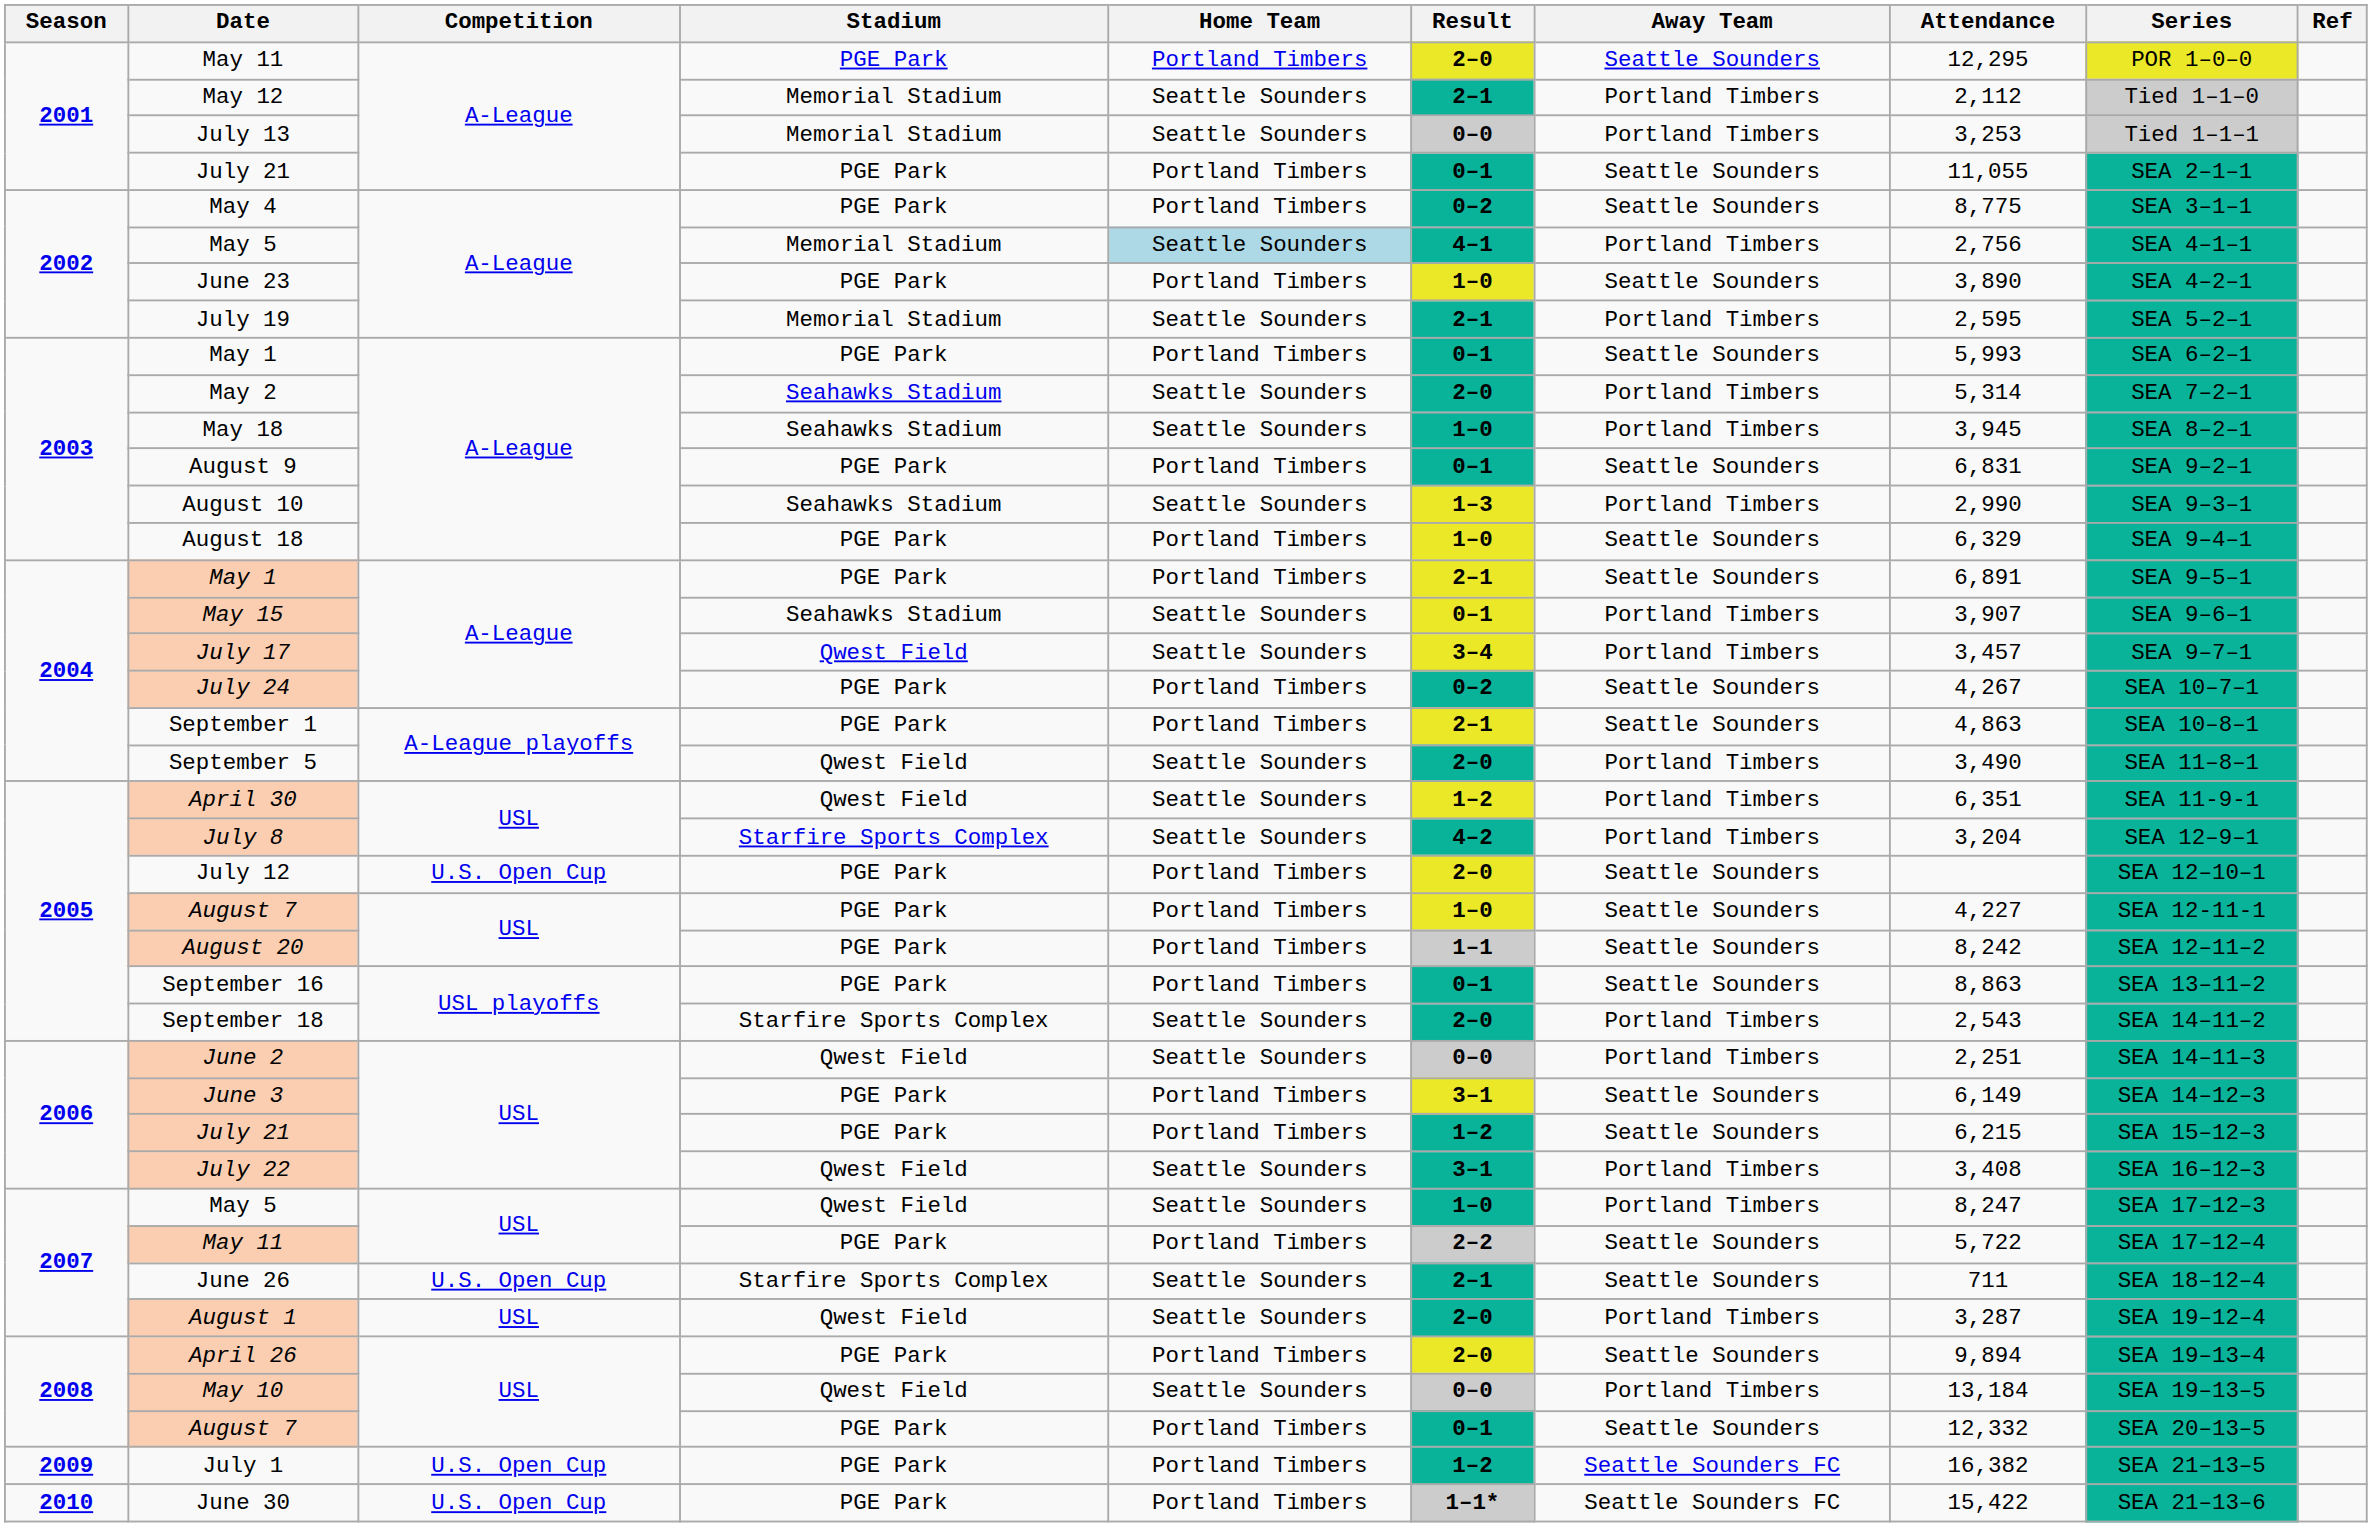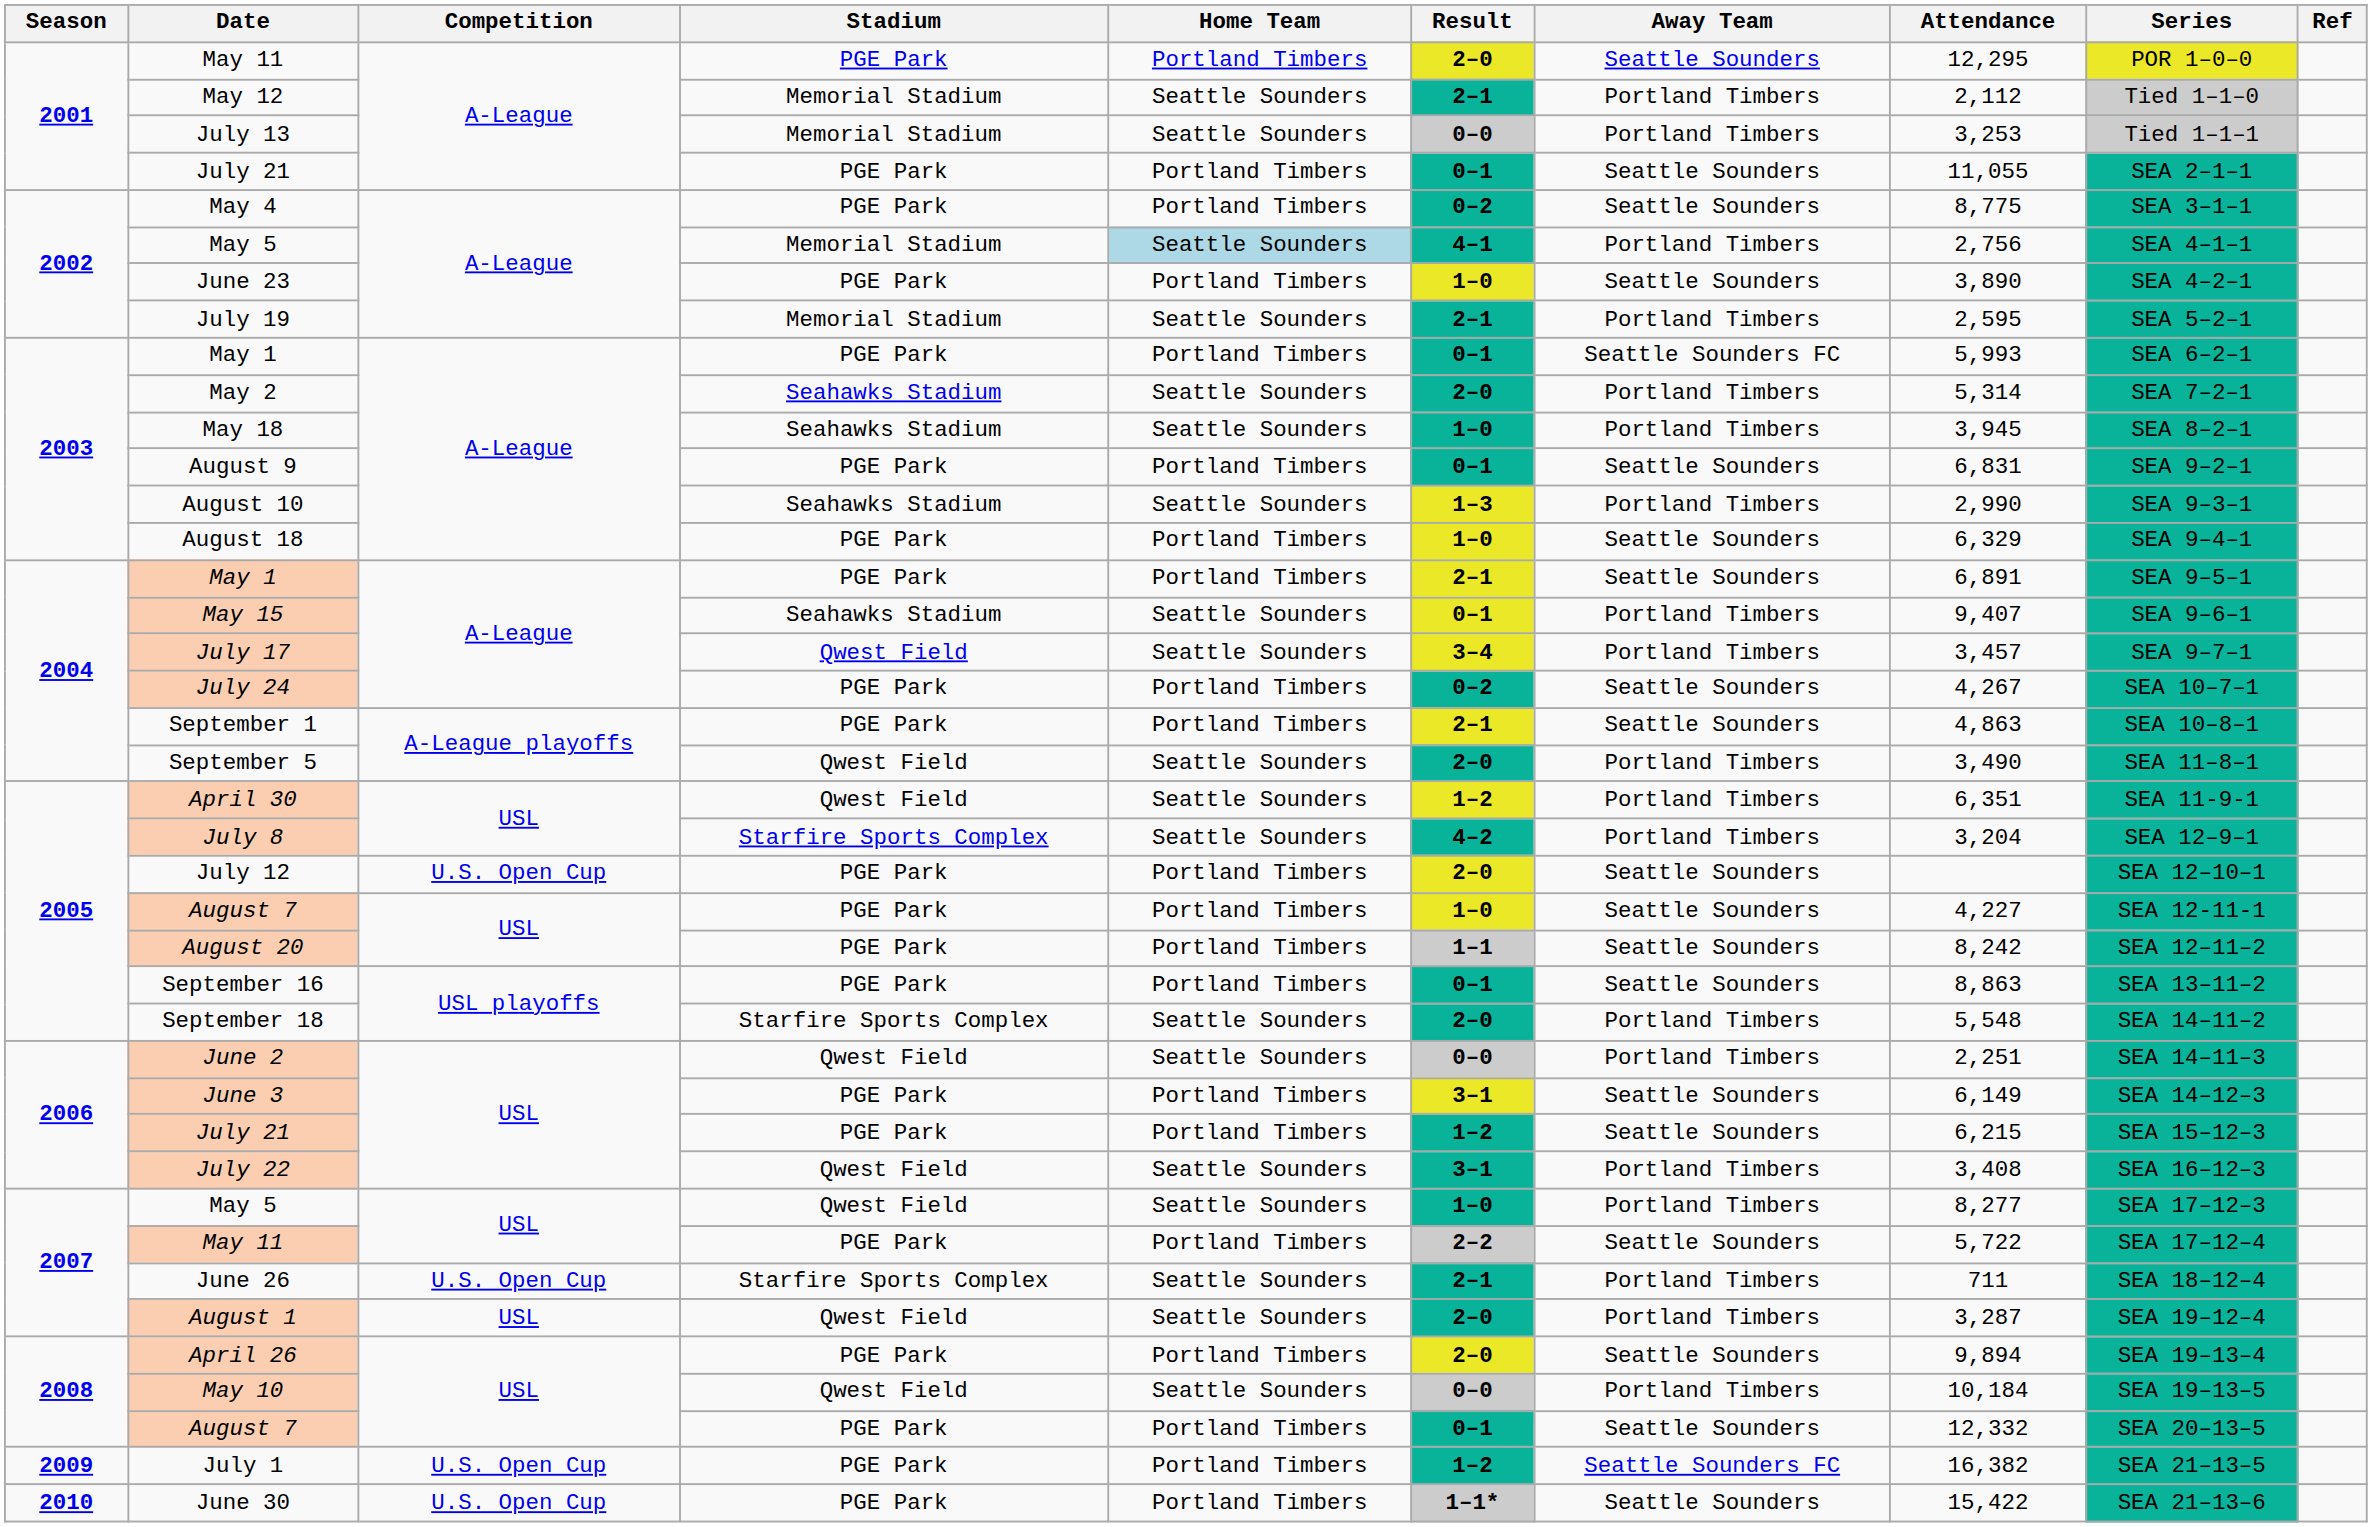(1712, 356) Seattle Sounders -> (1712, 356) Seattle Sounders FC
(1988, 615) 3,907 -> (1988, 615) 9,407
(1988, 1022) 2,543 -> (1988, 1022) 5,548
(1988, 1207) 8,247 -> (1988, 1207) 8,277
(1712, 1281) Seattle Sounders -> (1712, 1281) Portland Timbers
(1988, 1392) 13,184 -> (1988, 1392) 10,184
(1712, 1503) Seattle Sounders FC -> (1712, 1503) Seattle Sounders
